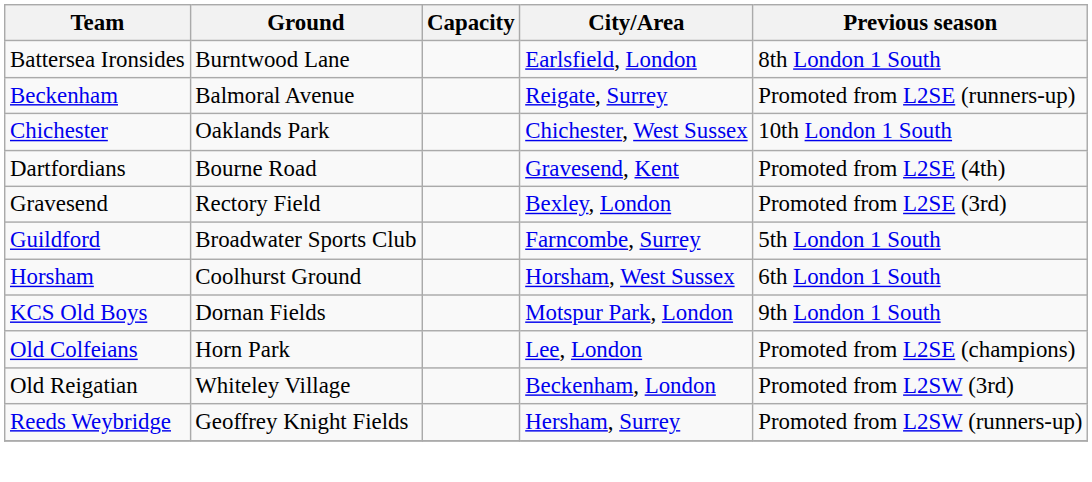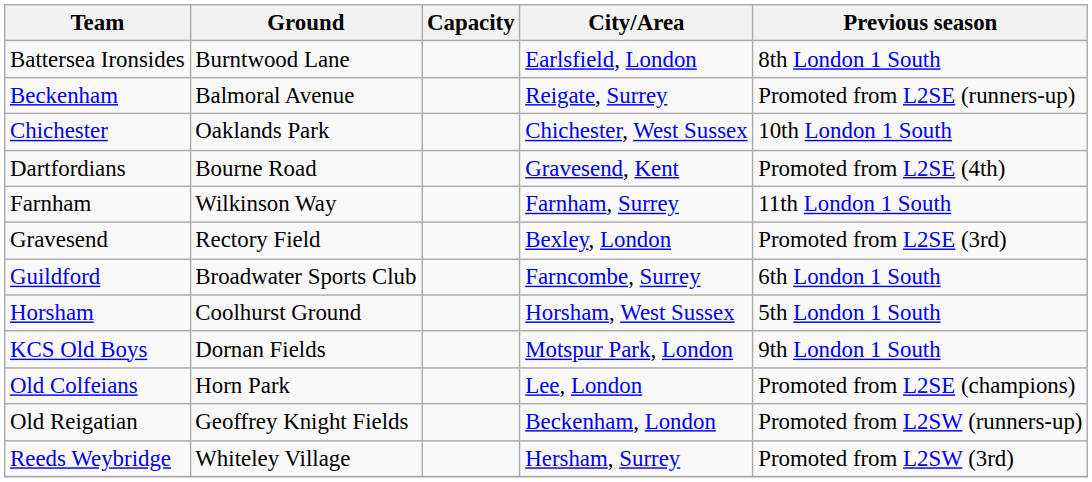+ row: (51, 204)
(849, 240) 5th London 1 South -> (849, 276) 6th London 1 South
(849, 276) 6th London 1 South -> (849, 312) 5th London 1 South
(273, 385) Whiteley Village -> (302, 421) Geoffrey Knight Fields
(886, 385) Promoted from L2SW (3rd) -> (920, 421) Promoted from L2SW (runners-up)
(302, 421) Geoffrey Knight Fields -> (273, 458) Whiteley Village
(920, 421) Promoted from L2SW (runners-up) -> (886, 458) Promoted from L2SW (3rd)
